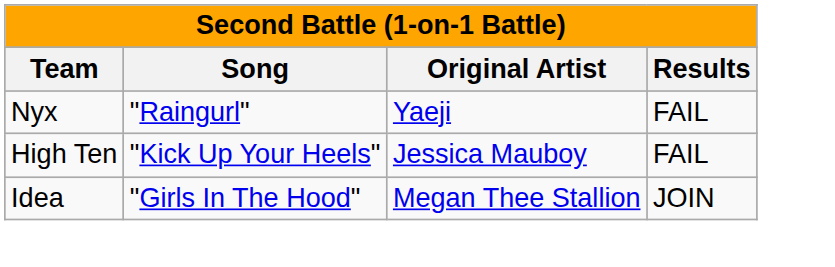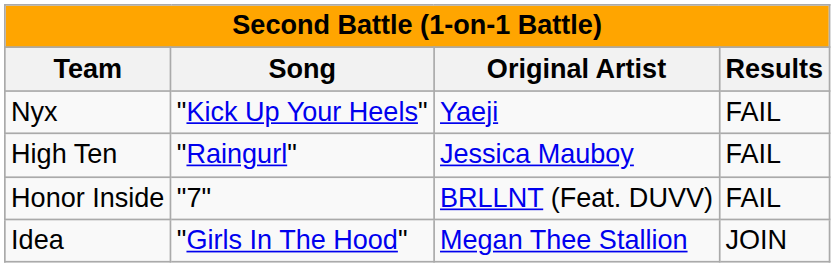(190, 111) "Raingurl" -> (302, 111) "Kick Up Your Heels"
(255, 154) "Kick Up Your Heels" -> (237, 154) "Raingurl"
+ row: (88, 197)
